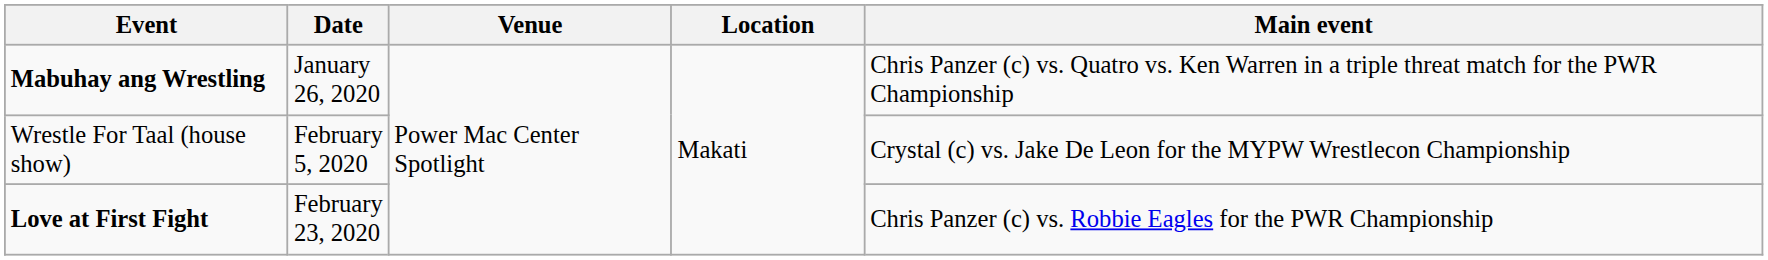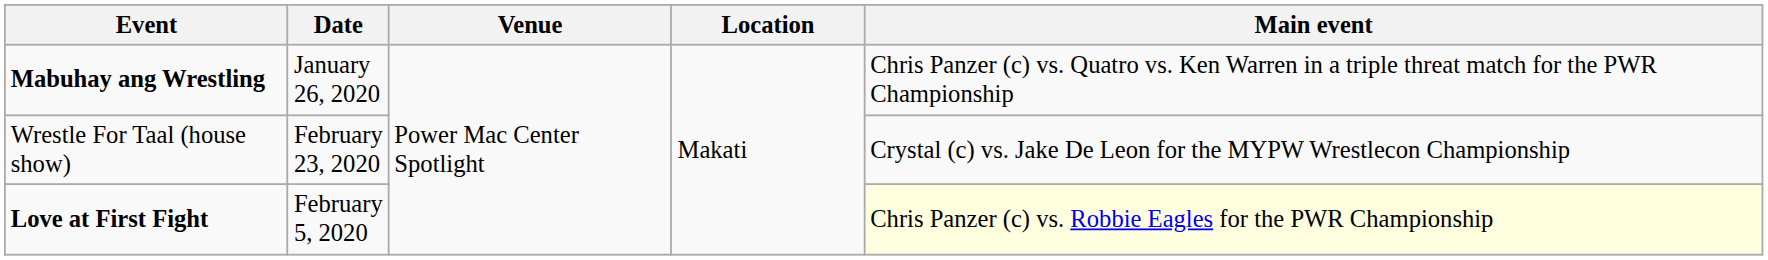(338, 149) February 5, 2020 -> (338, 149) February 23, 2020
(338, 218) February 23, 2020 -> (338, 218) February 5, 2020
(1182, 218) no background -> (1182, 218) lightyellow background
